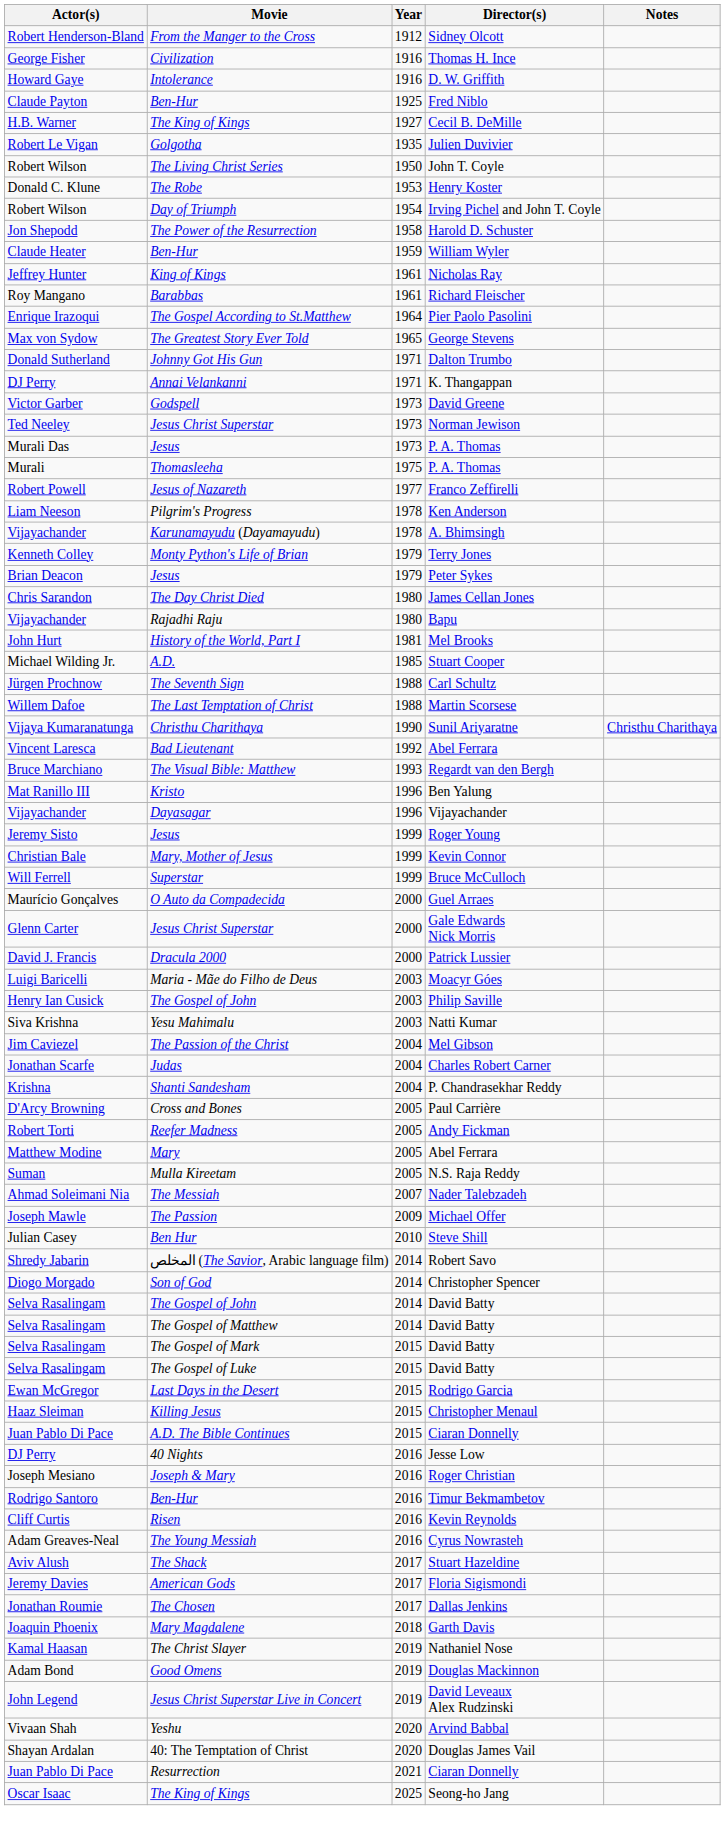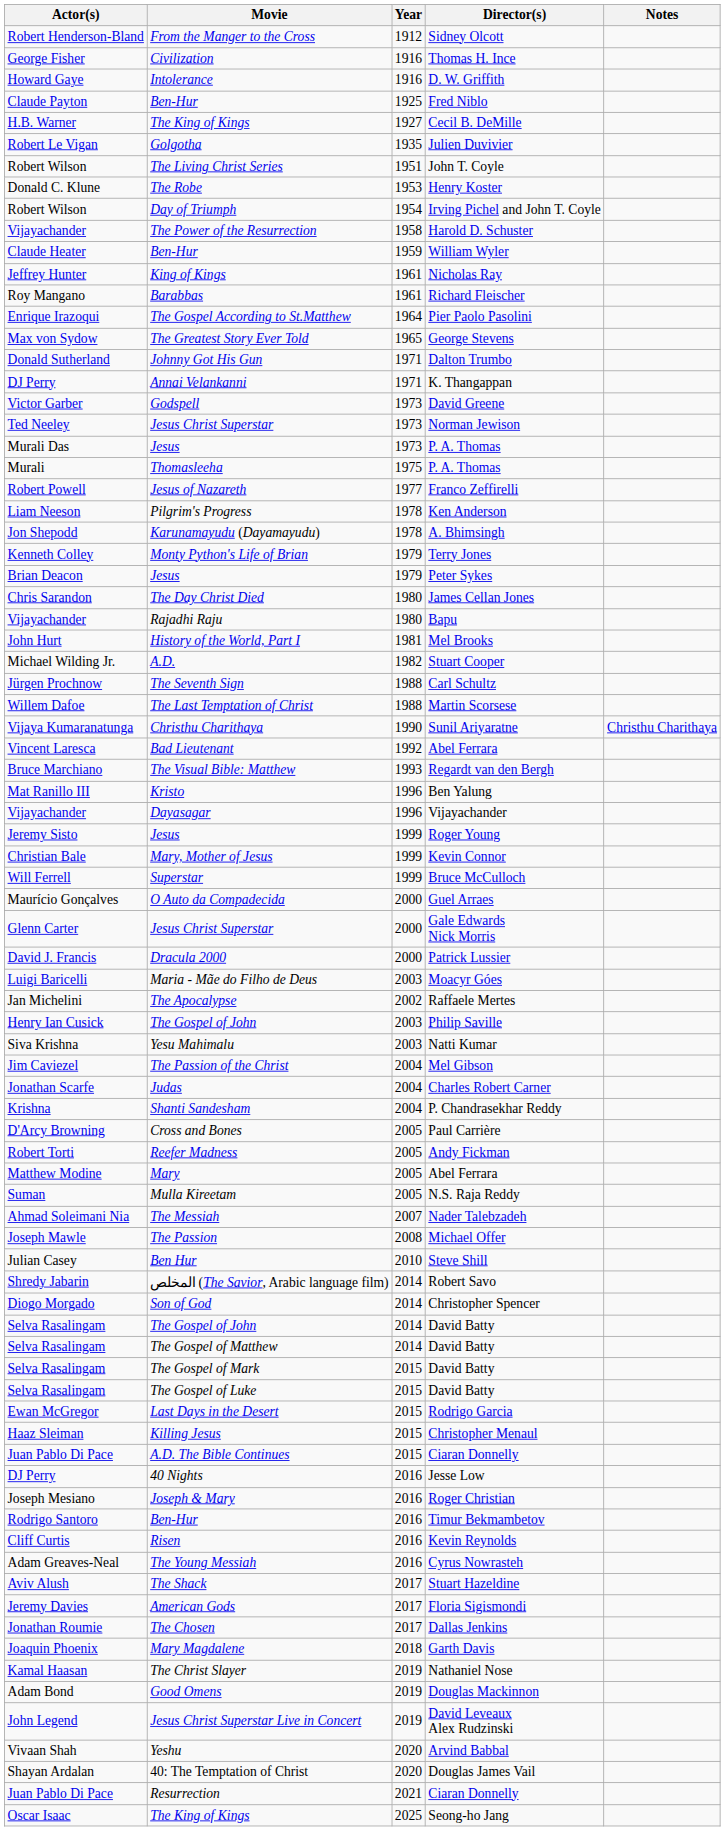(408, 166) 1950 -> (408, 166) 1951
(43, 230) Jon Shepodd -> (47, 230) Vijayachander
(47, 532) Vijayachander -> (43, 532) Jon Shepodd
(408, 662) 1985 -> (408, 662) 1982
+ row: (193, 1001)
(408, 1216) 2009 -> (408, 1238) 2008
